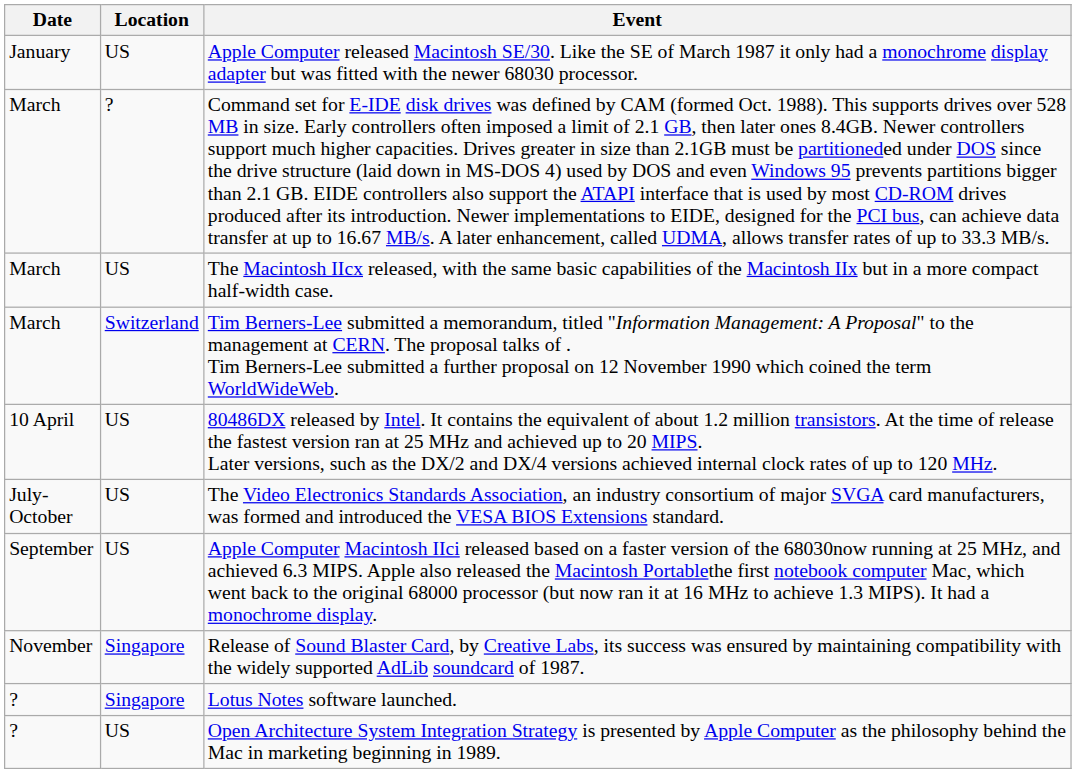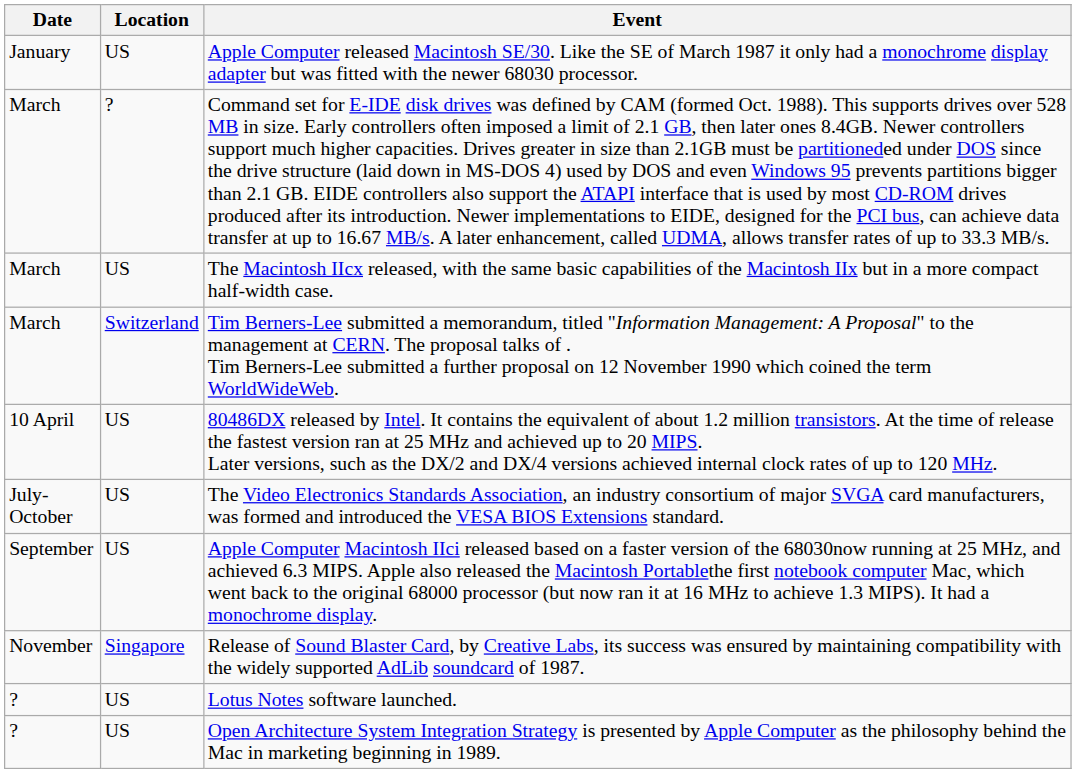(145, 699) Singapore -> (117, 699) US
